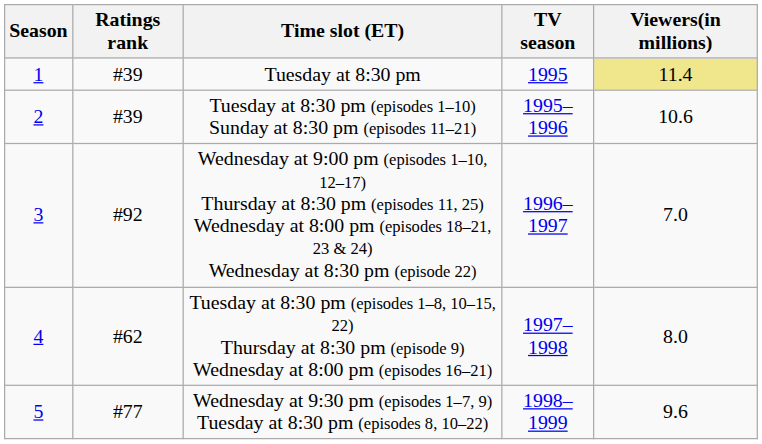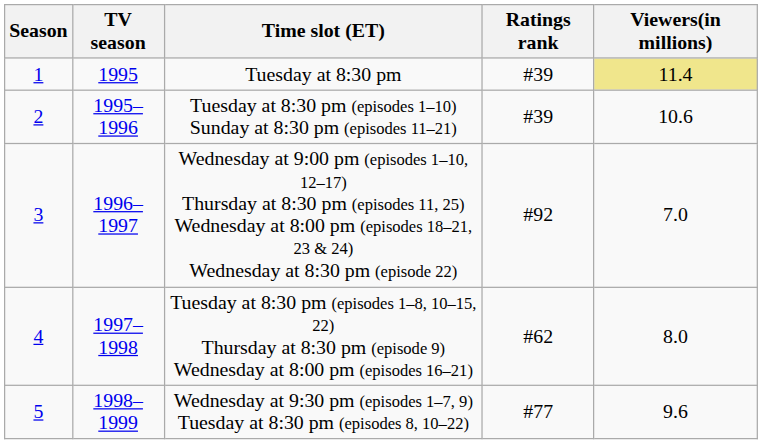columns swapped: (548, 31) <-> (128, 31)
